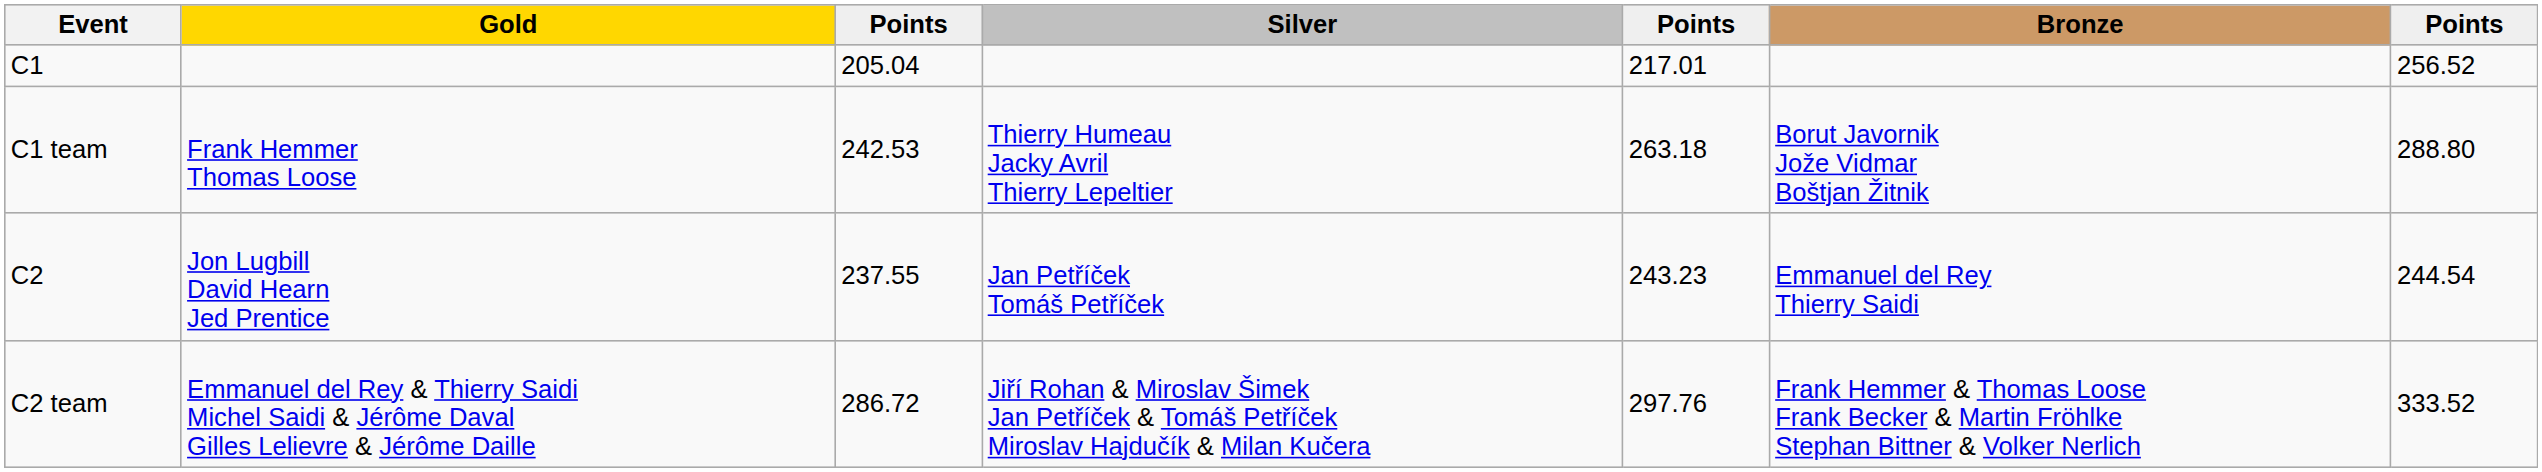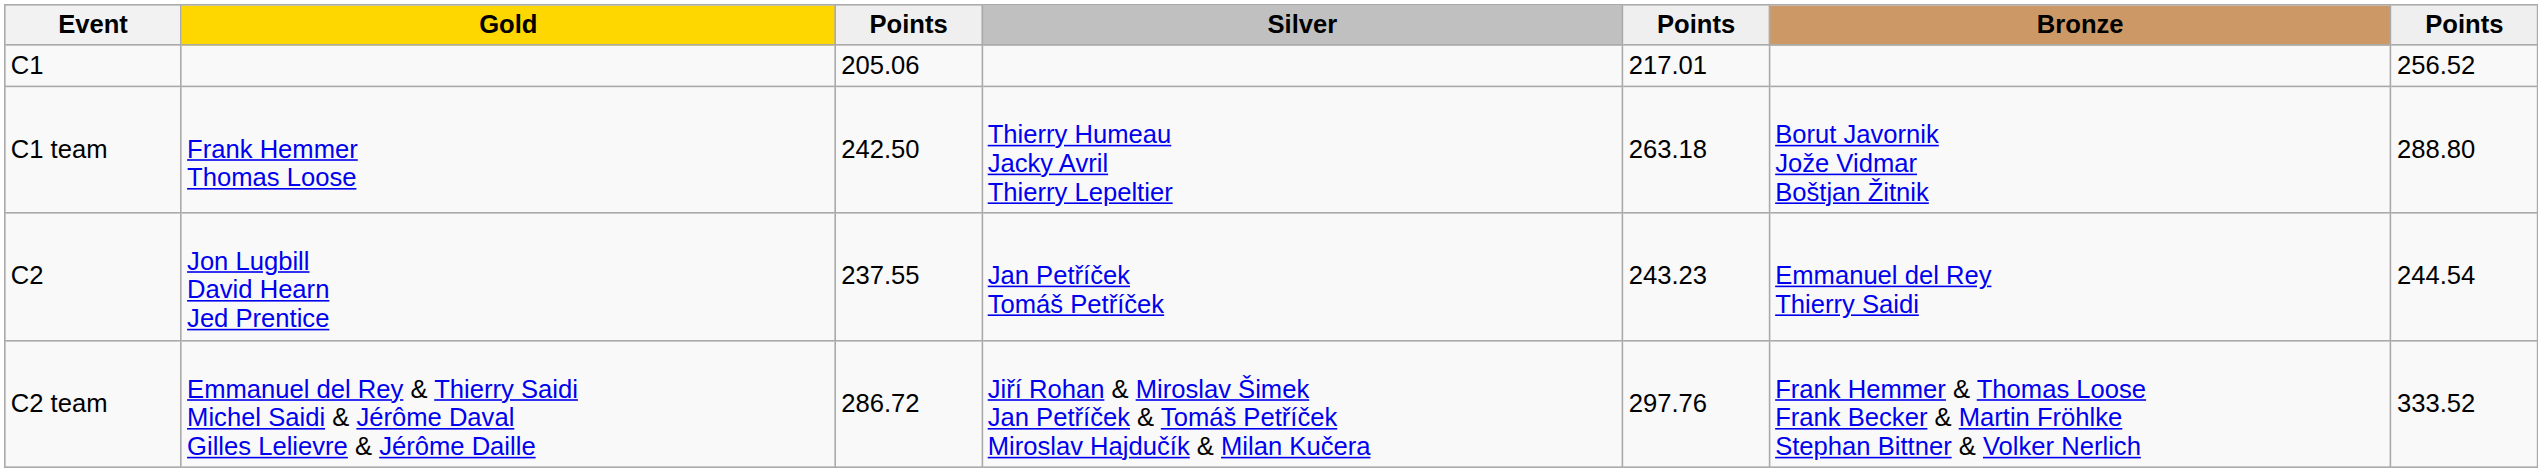(880, 65) 205.04 -> (880, 65) 205.06
(880, 149) 242.53 -> (880, 149) 242.50
